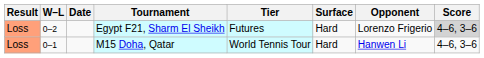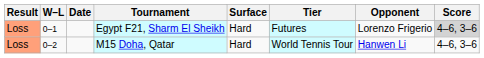columns swapped: (270, 12) <-> (334, 12)
(50, 29) 0–2 -> (50, 29) 0–1
(50, 45) 0–1 -> (50, 45) 0–2
